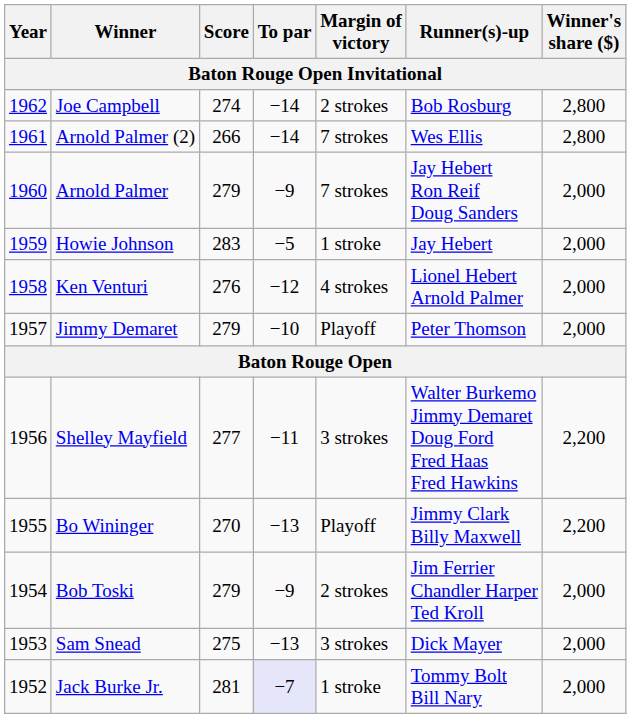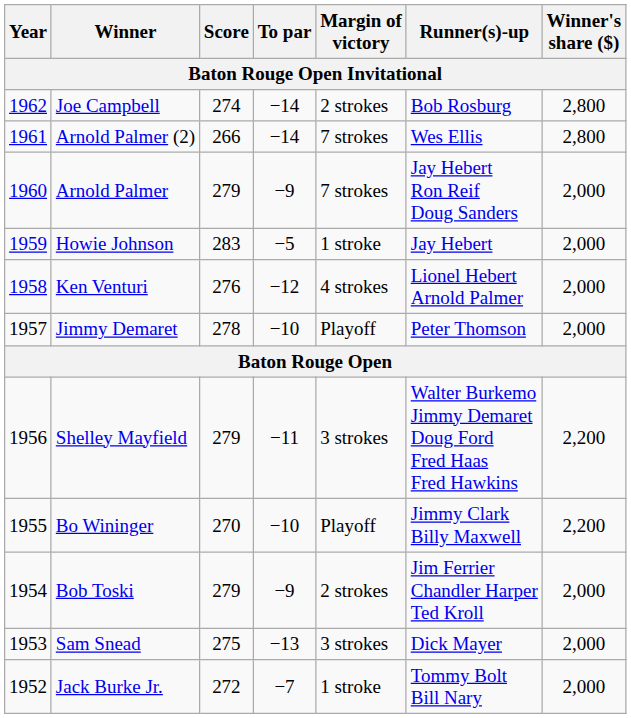(226, 329) 279 -> (226, 329) 278
(226, 437) 277 -> (226, 437) 279
(285, 524) −13 -> (285, 524) −10
(226, 686) 281 -> (226, 686) 272
(285, 686) lavender background -> (285, 686) no background
